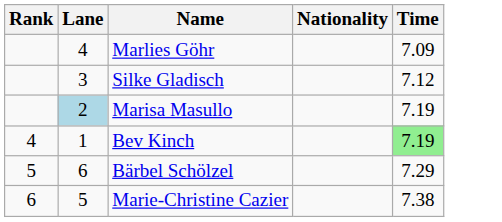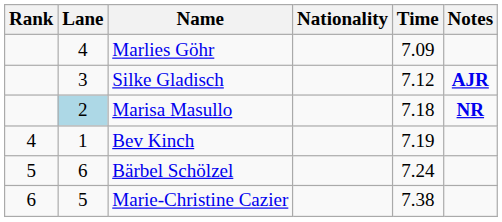+ column: (470, 19)
(418, 110) 7.19 -> (418, 110) 7.18
(418, 140) lightgreen background -> (418, 140) no background
(418, 170) 7.29 -> (418, 170) 7.24
